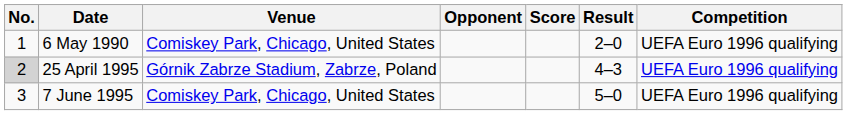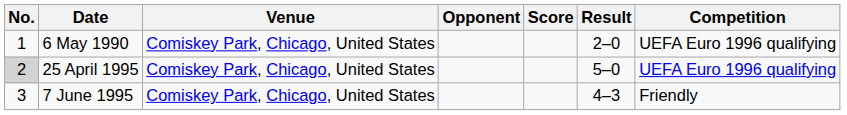(291, 69) Górnik Zabrze Stadium, Zabrze, Poland -> (291, 69) Comiskey Park, Chicago, United States
(608, 69) 4–3 -> (606, 69) 5–0
(608, 95) 5–0 -> (606, 95) 4–3
(740, 95) UEFA Euro 1996 qualifying -> (668, 95) Friendly
